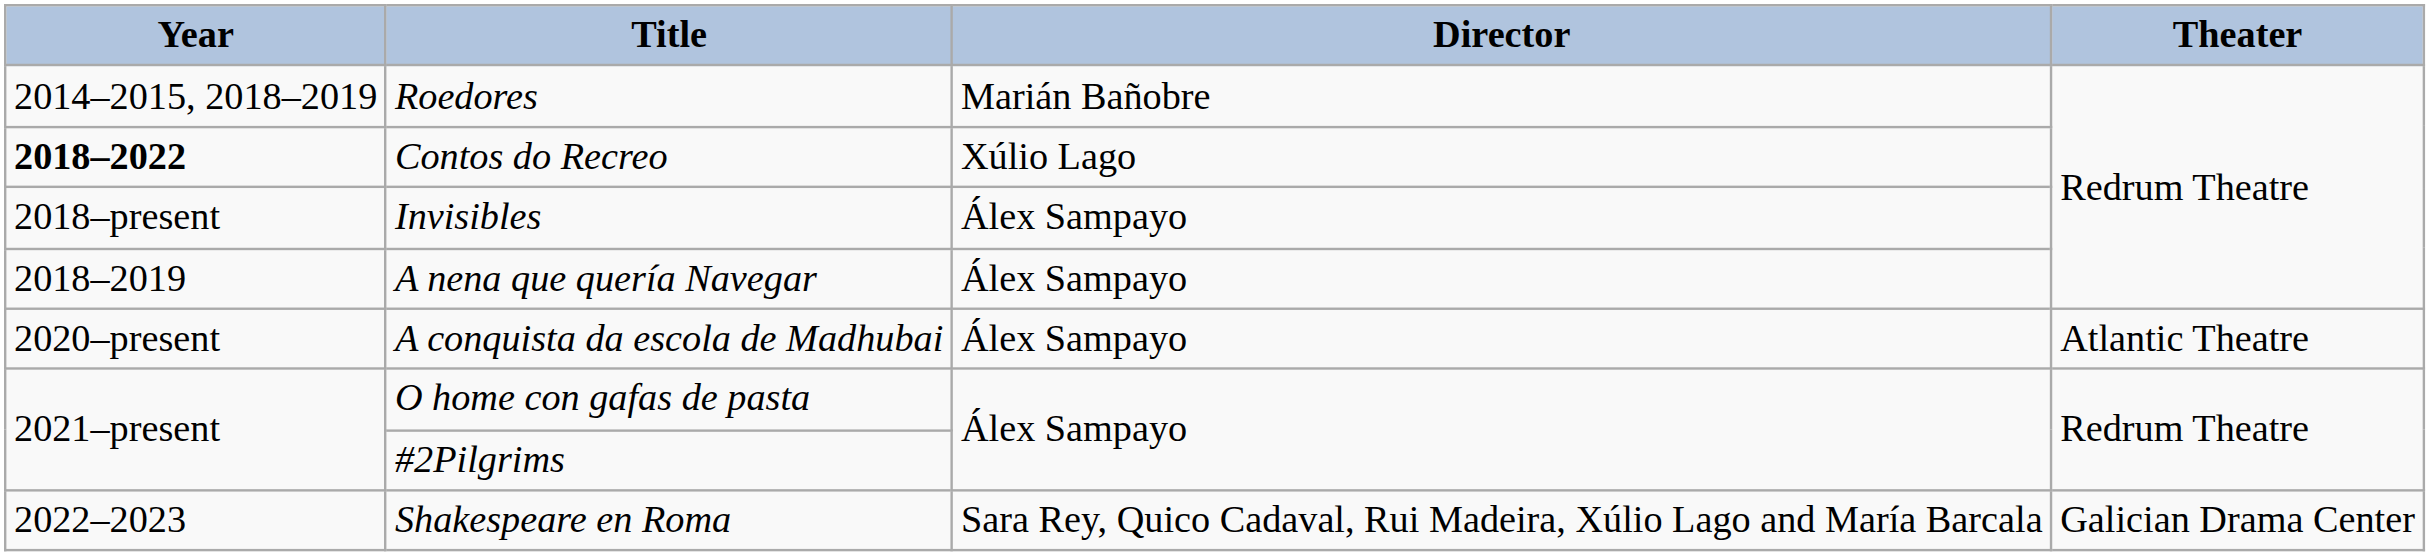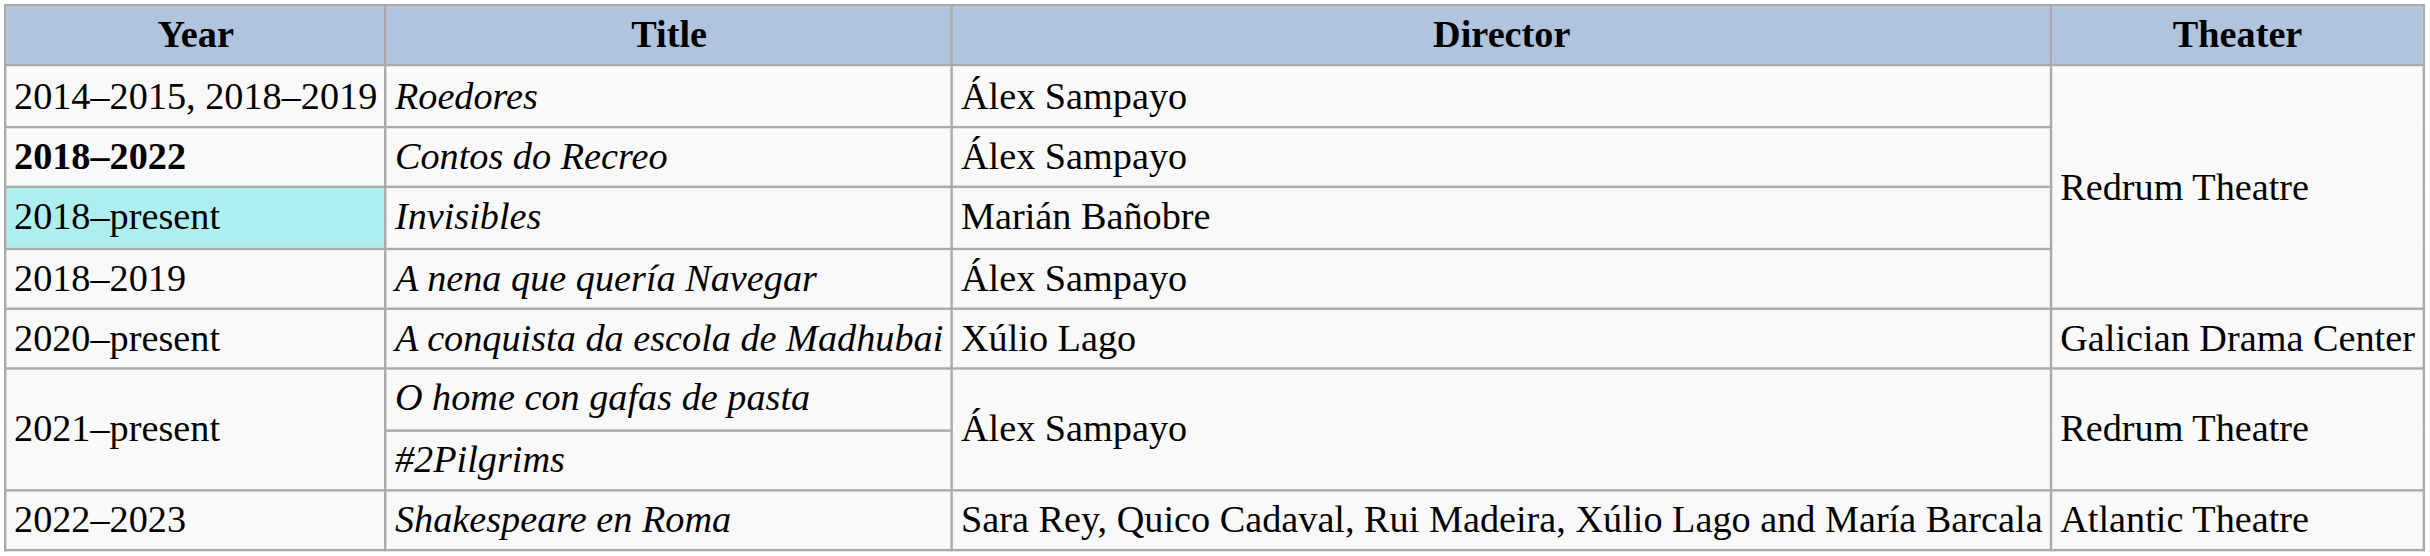(1086, 95) Marián Bañobre -> (1074, 95) Álex Sampayo
(1049, 156) Xúlio Lago -> (1074, 156) Álex Sampayo
(117, 216) no background -> (117, 216) paleturquoise background
(1074, 216) Álex Sampayo -> (1086, 216) Marián Bañobre
(1074, 338) Álex Sampayo -> (1049, 338) Xúlio Lago
(2185, 338) Atlantic Theatre -> (2238, 338) Galician Drama Center
(2238, 519) Galician Drama Center -> (2185, 519) Atlantic Theatre
